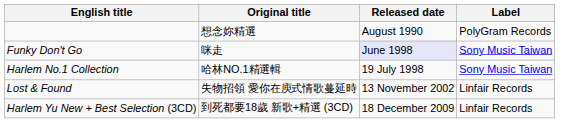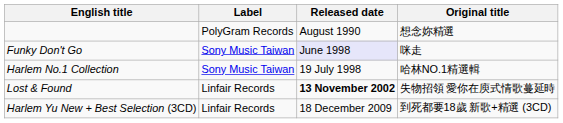columns swapped: (279, 13) <-> (506, 13)
(408, 89) normal -> (347, 89) bold
